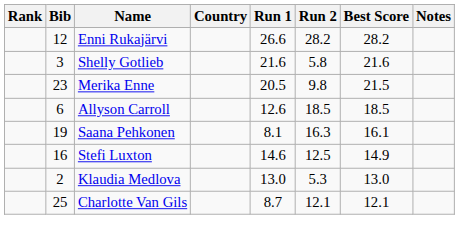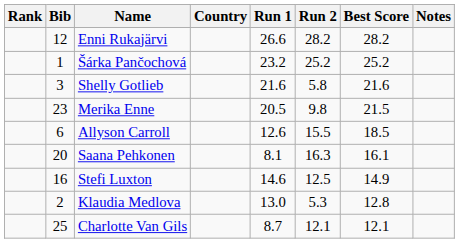+ row: (132, 62)
(318, 109) 18.5 -> (318, 132) 15.5
(60, 132) 19 -> (60, 156) 20
(376, 179) 13.0 -> (376, 202) 12.8
